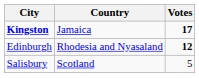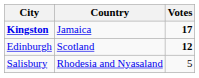(110, 47) Rhodesia and Nyasaland -> (76, 47) Scotland
(76, 64) Scotland -> (110, 64) Rhodesia and Nyasaland
